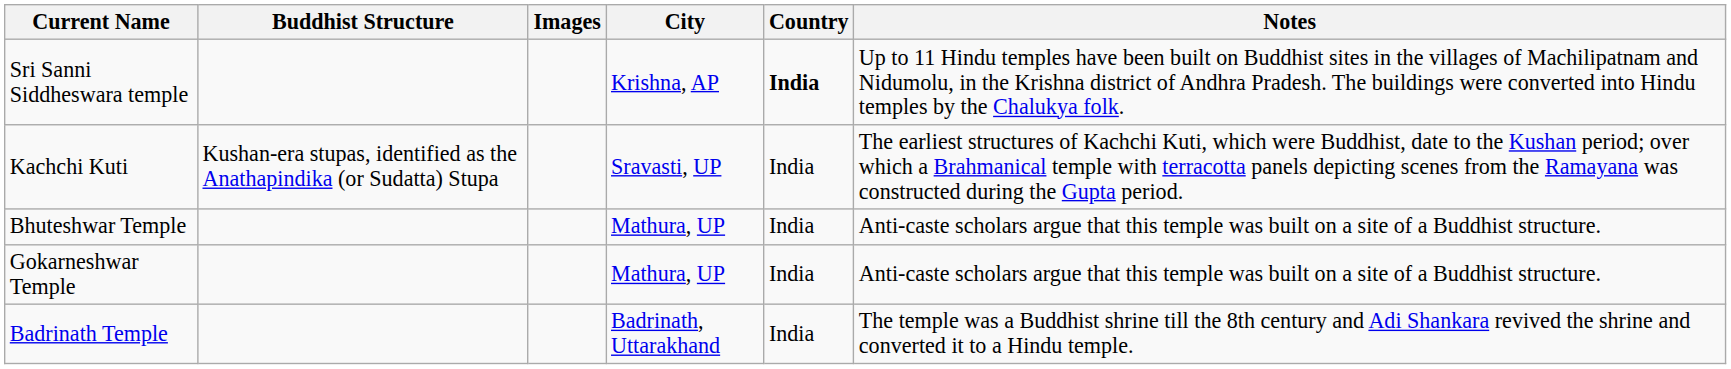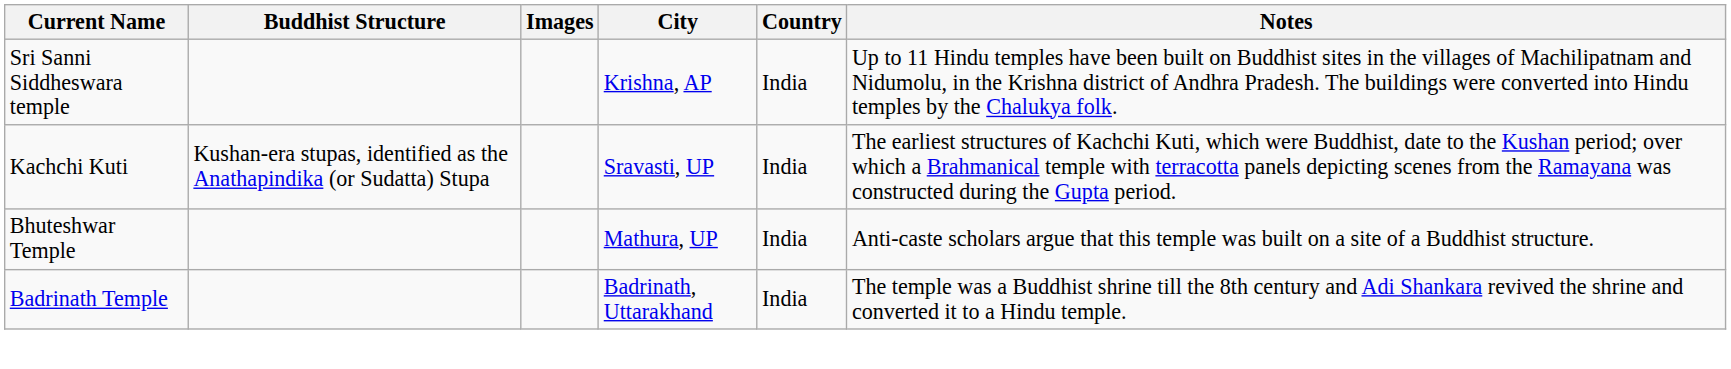(794, 81) bold -> (785, 81) normal
- row: (74, 273)
